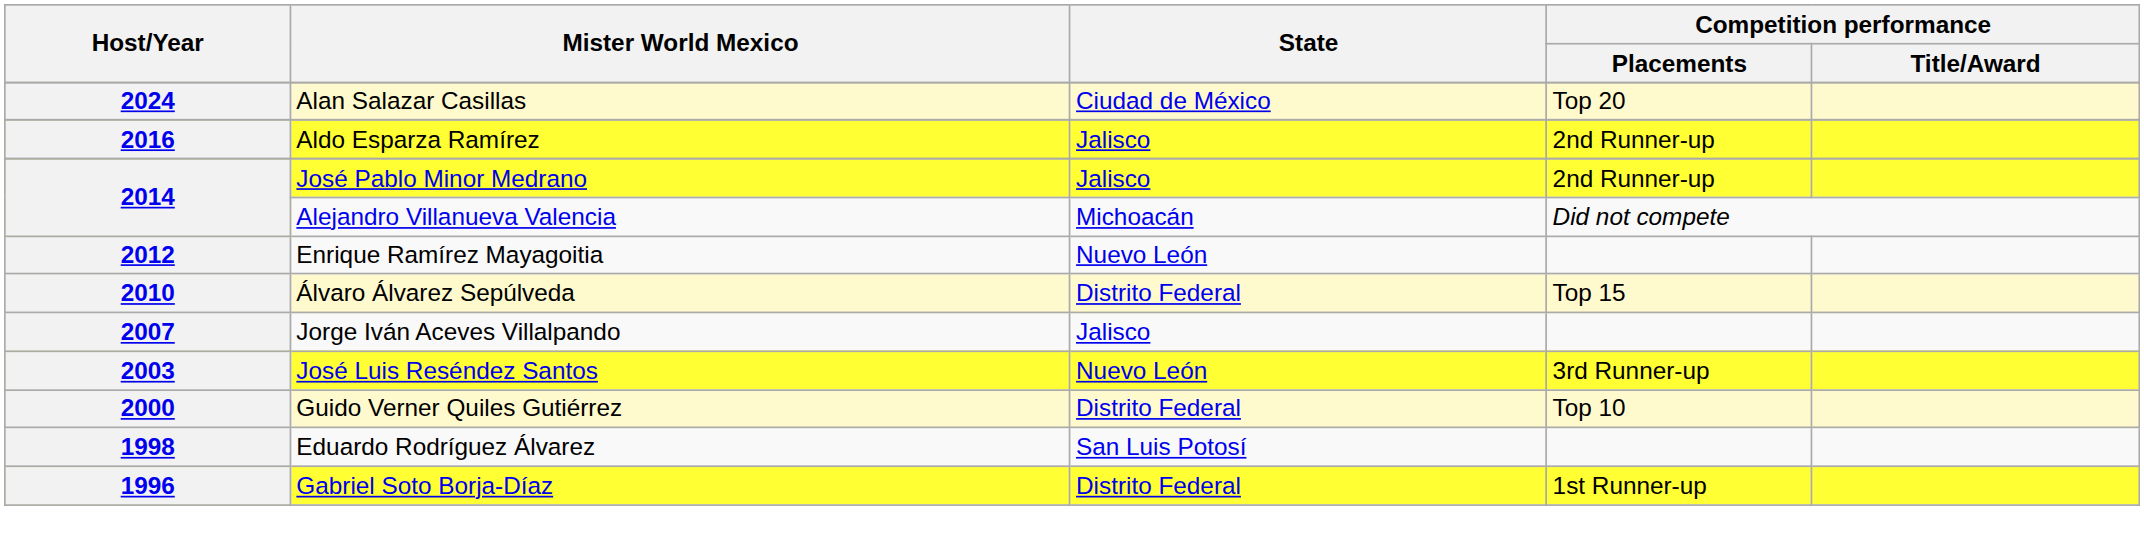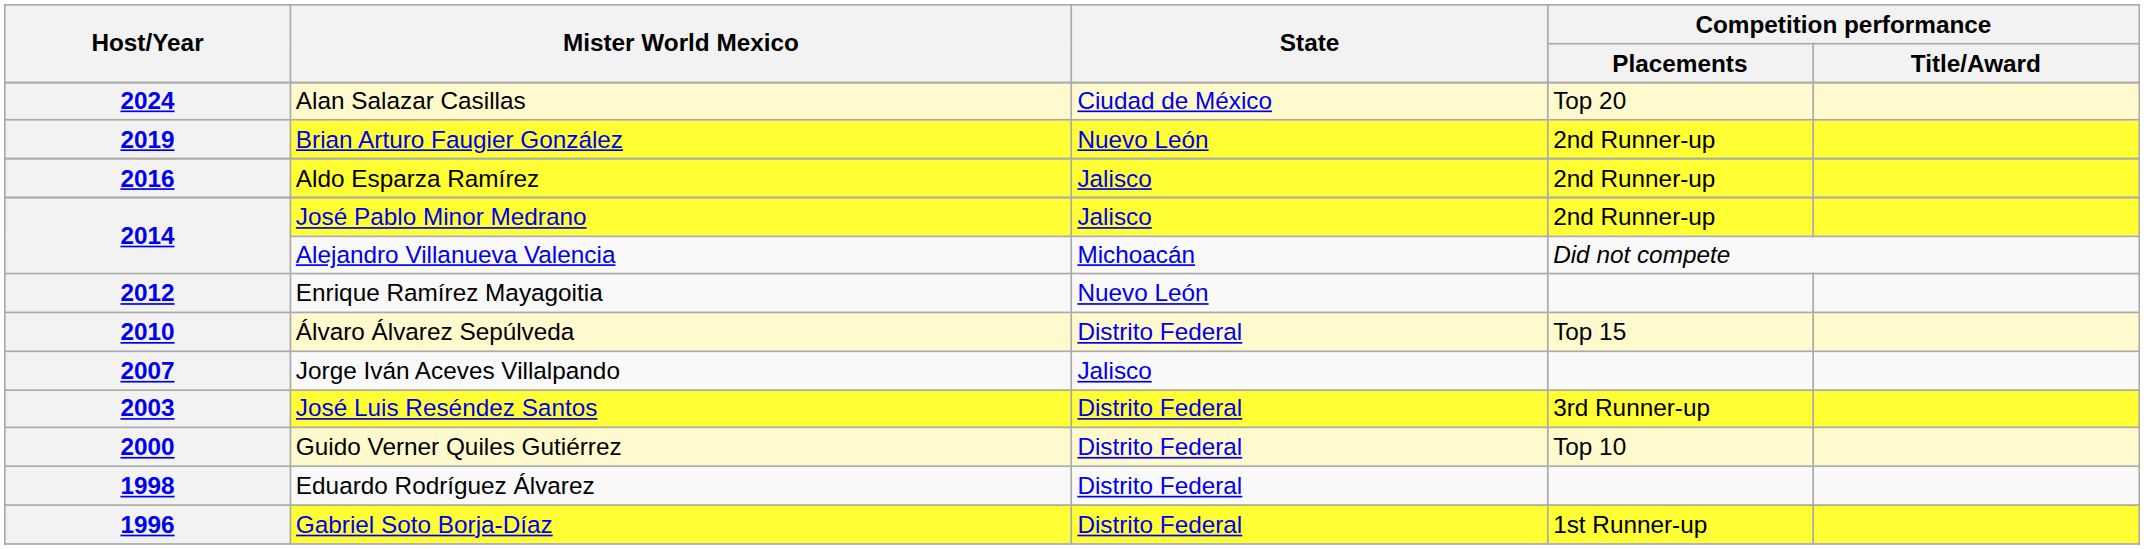+ row: (148, 140)
(1142, 370) Nuevo León -> (1160, 409) Distrito Federal
(1161, 447) San Luis Potosí -> (1160, 486) Distrito Federal
